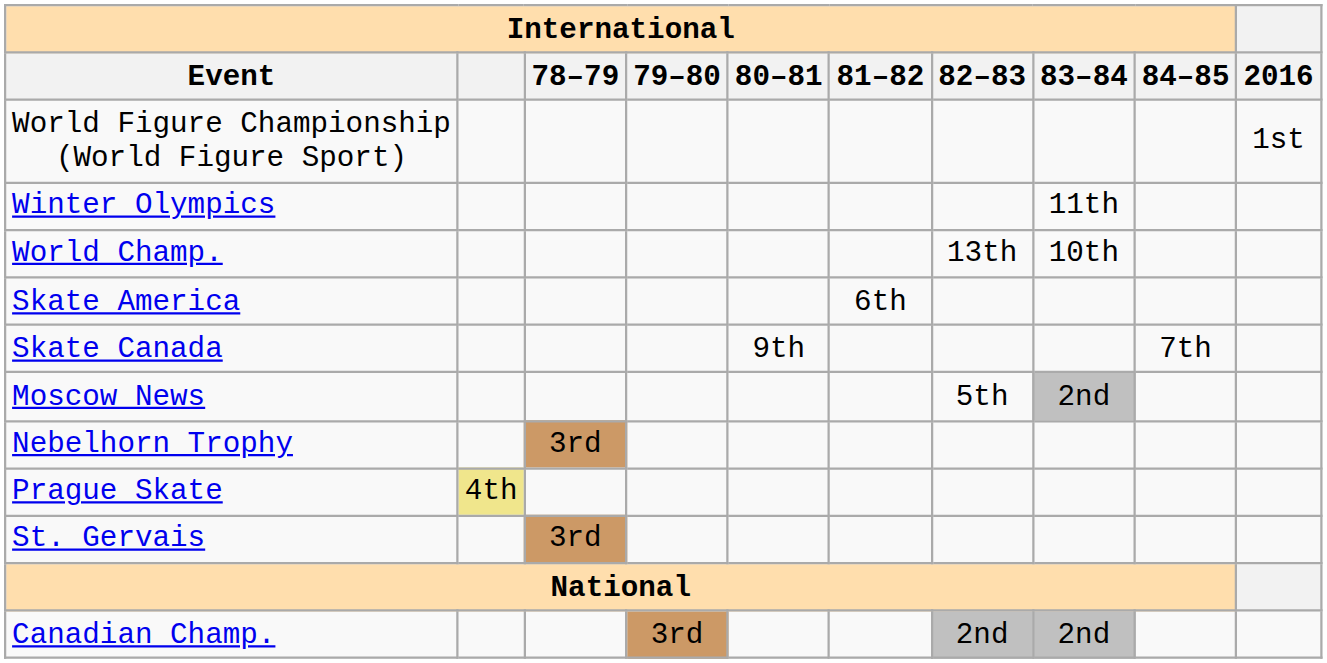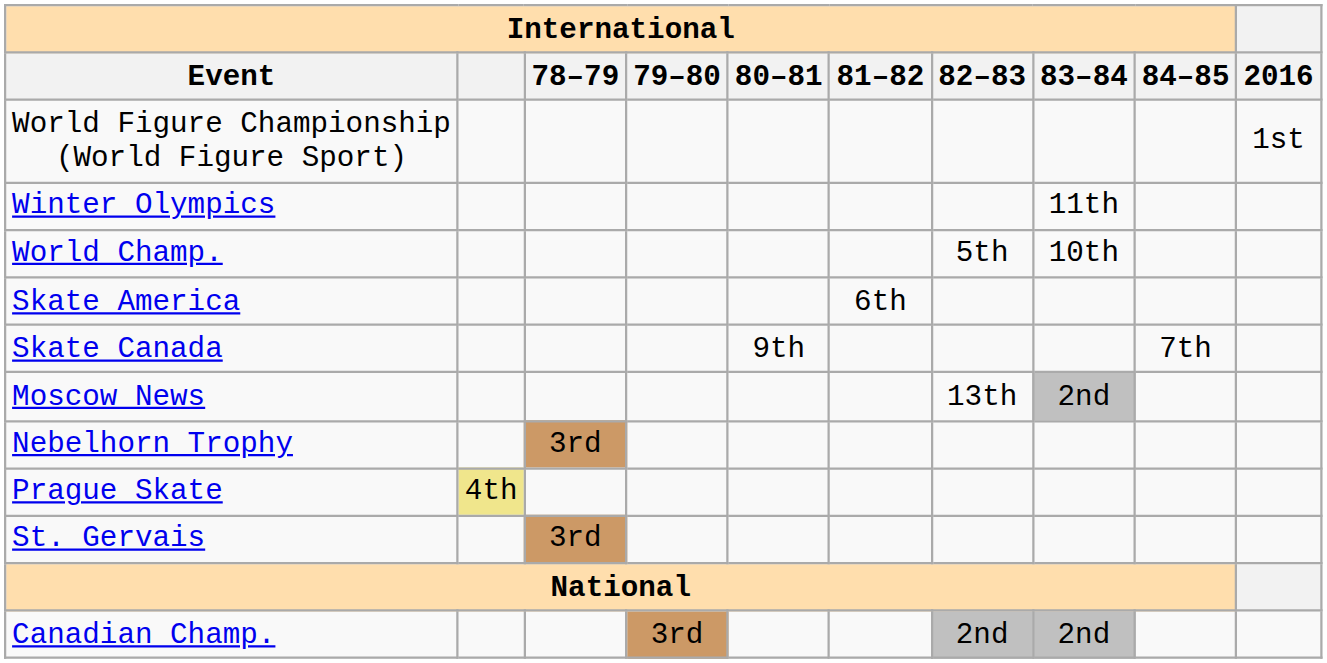(982, 253) 13th -> (982, 253) 5th
(982, 396) 5th -> (982, 396) 13th
